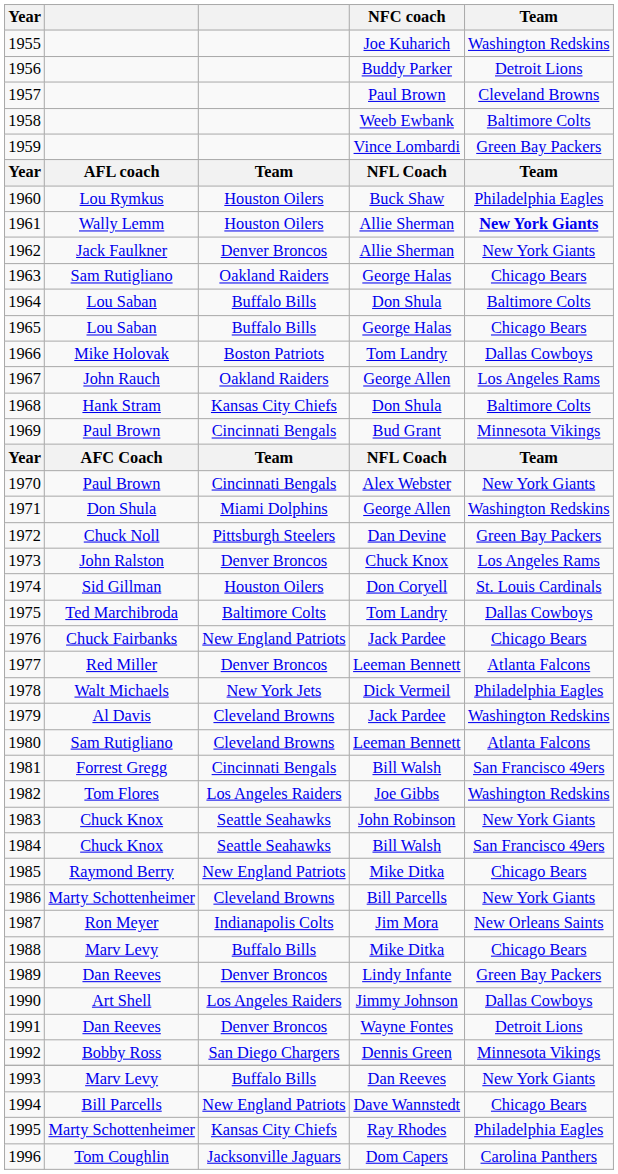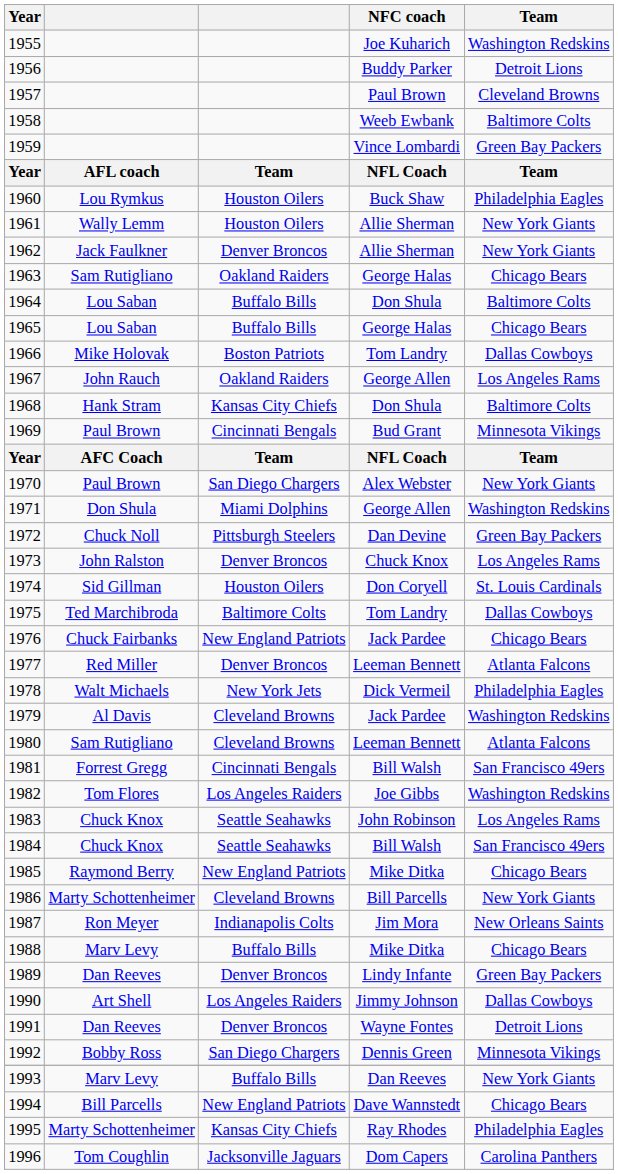(539, 224) bold -> (539, 224) normal
(274, 483) Cincinnati Bengals -> (274, 483) San Diego Chargers
(539, 819) New York Giants -> (539, 819) Los Angeles Rams
